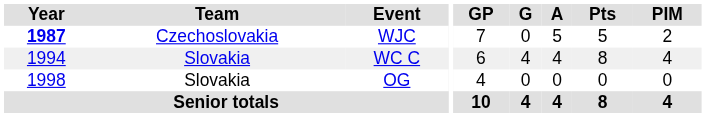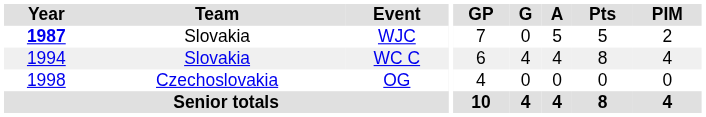(217, 36) Czechoslovakia -> (217, 36) Slovakia
(217, 80) Slovakia -> (217, 80) Czechoslovakia
